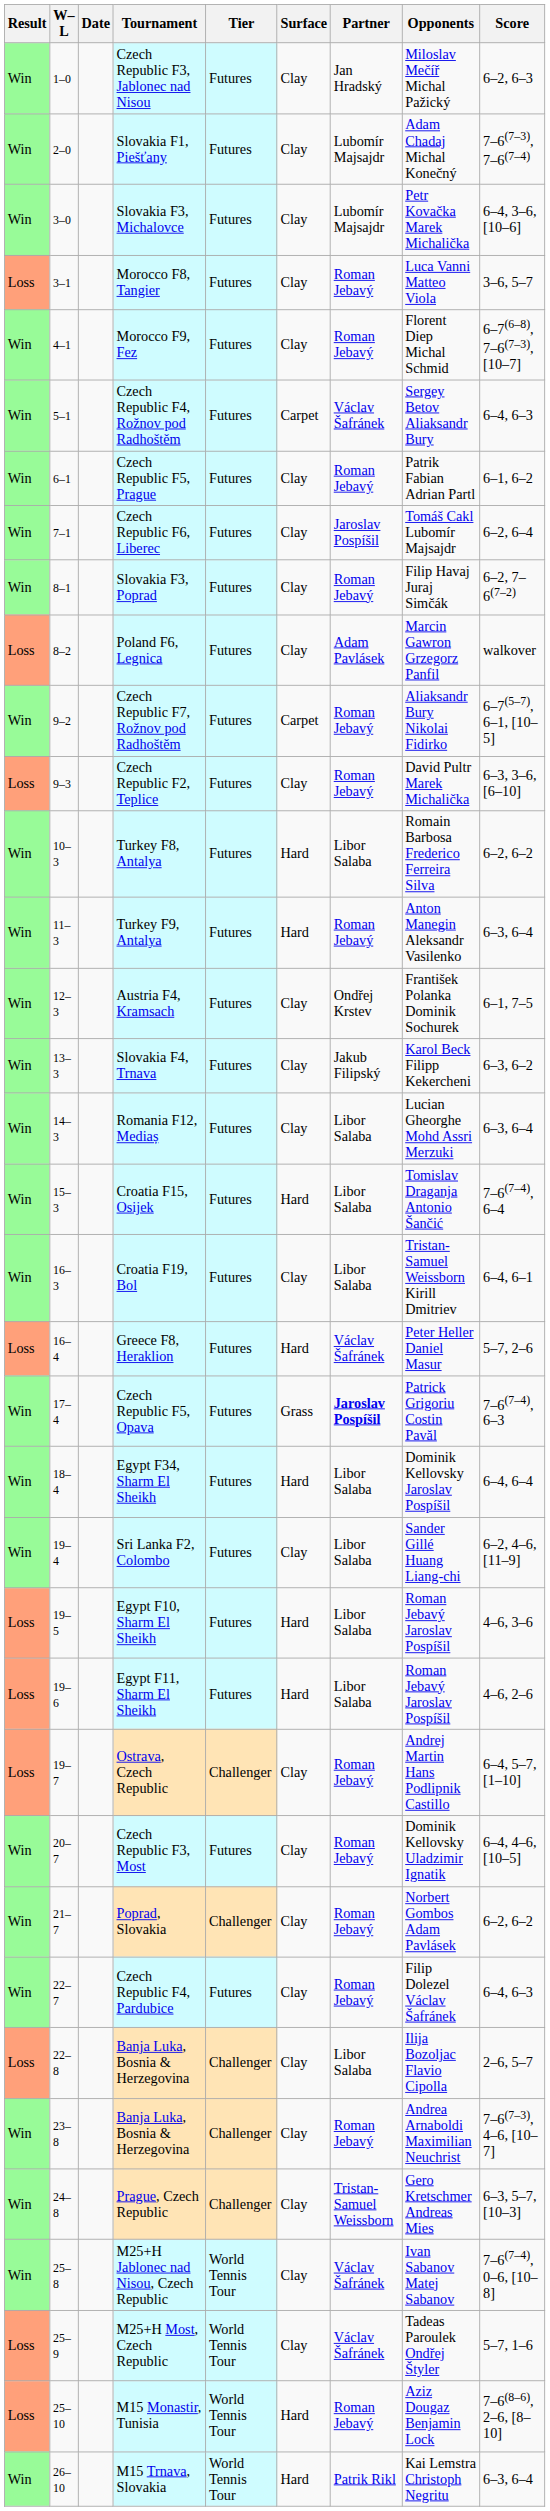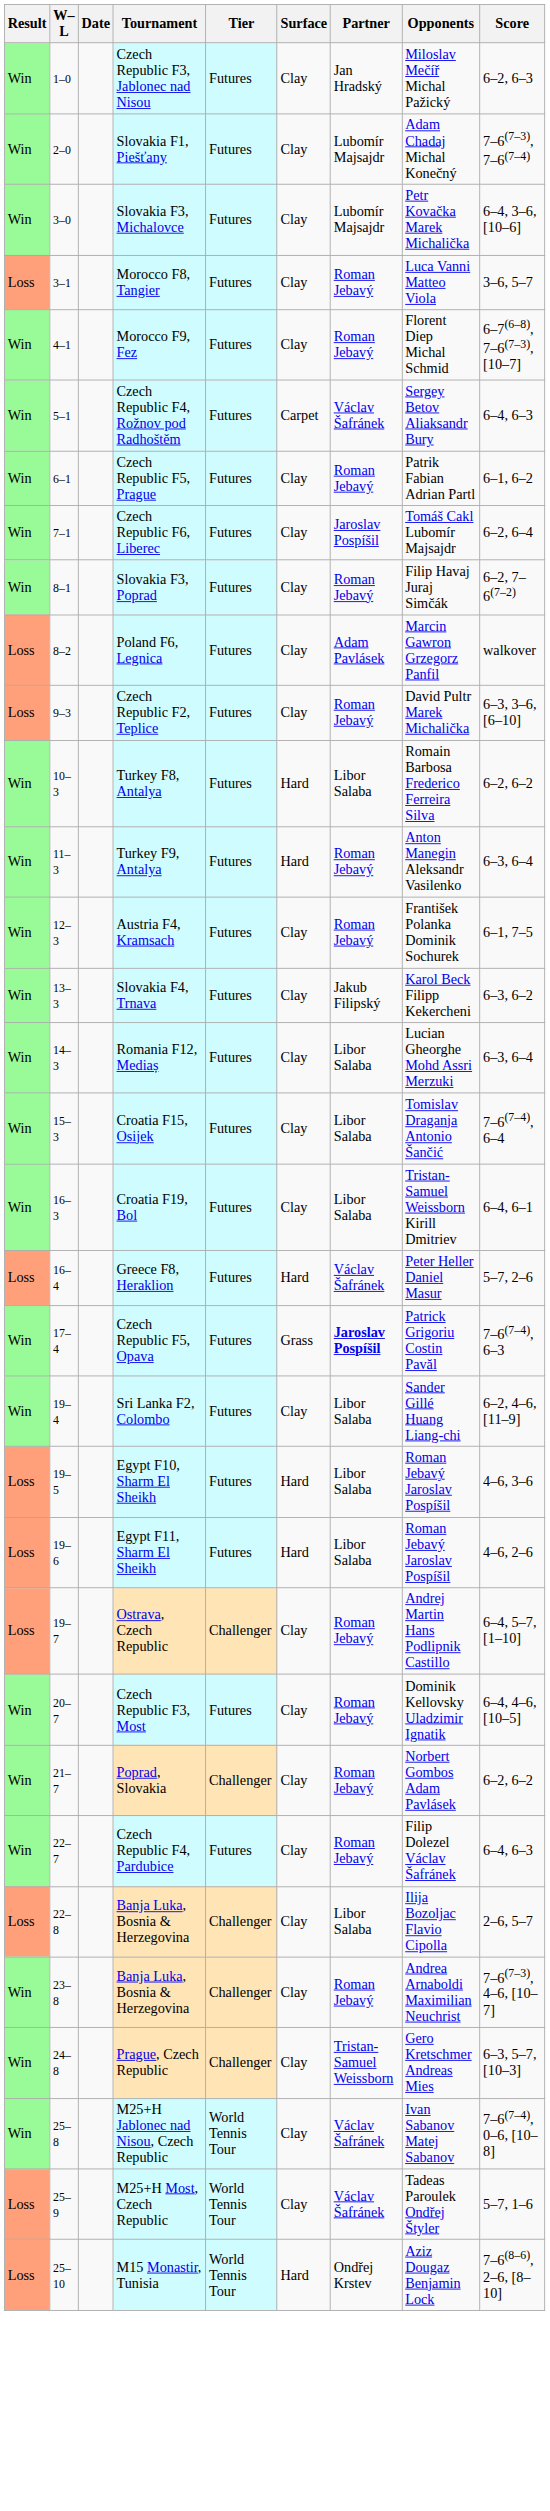- row: (62, 721)
(354, 1003) Ondřej Krstev -> (354, 932) Roman Jebavý
(295, 1199) Hard -> (294, 1128) Clay
- row: (62, 1482)
(354, 2416) Roman Jebavý -> (354, 2274) Ondřej Krstev
- row: (62, 2479)
